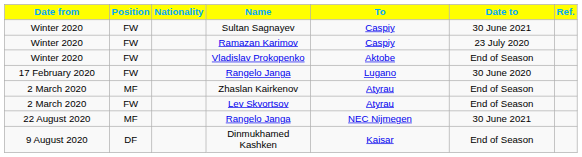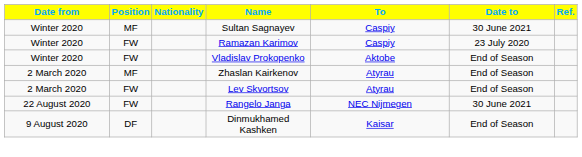(131, 28) FW -> (131, 28) MF
- row: (57, 73)
(131, 119) MF -> (131, 104) FW
